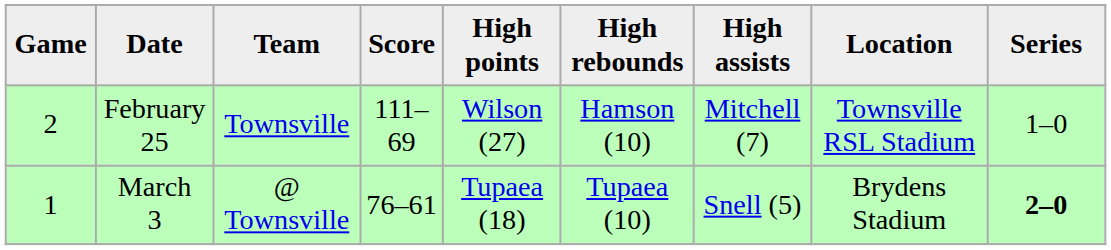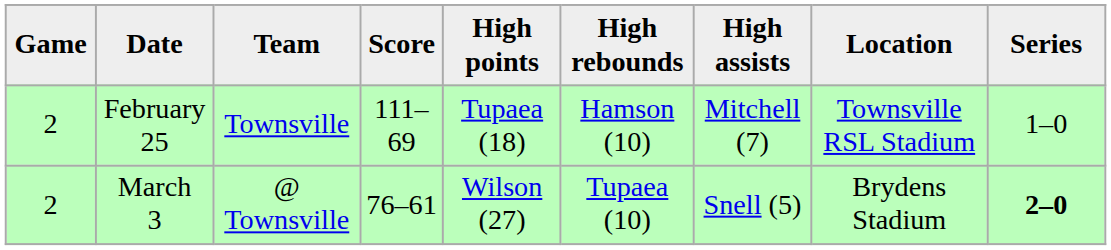(502, 124) Wilson (27) -> (502, 124) Tupaea (18)
(51, 204) 1 -> (51, 204) 2
(502, 204) Tupaea (18) -> (502, 204) Wilson (27)
